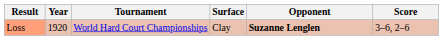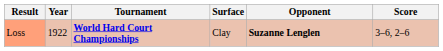(57, 27) 1920 -> (57, 33) 1922
(140, 27) normal -> (113, 33) bold
